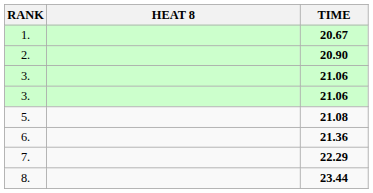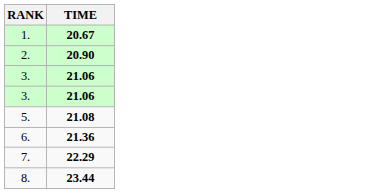- column: (173, 15)
